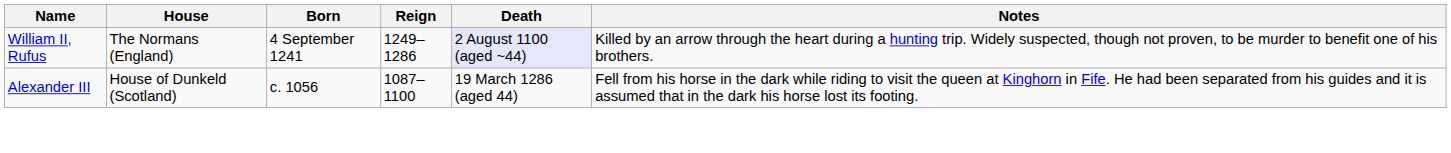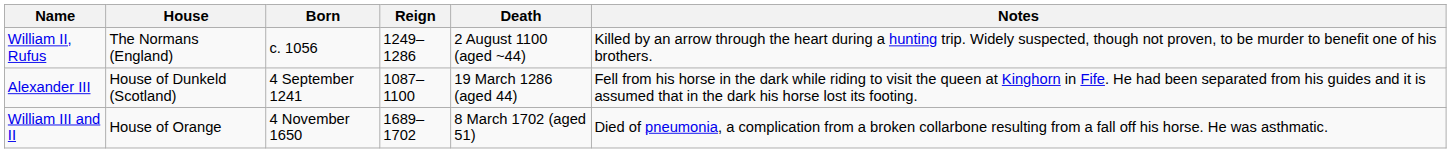(312, 47) 4 September 1241 -> (294, 47) c. 1056
(501, 47) lavender background -> (501, 47) no background
(294, 87) c. 1056 -> (312, 87) 4 September 1241
+ row: (54, 127)
